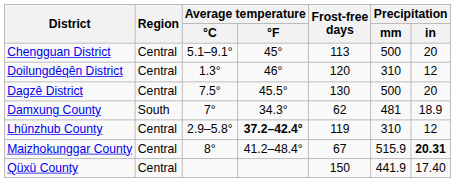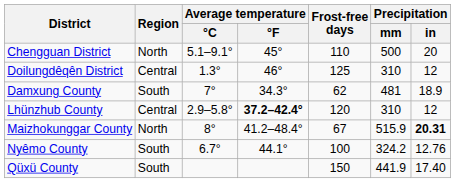(157, 52) Central -> (153, 52) North
(340, 52) 113 -> (340, 52) 110
(340, 71) 120 -> (340, 71) 125
- row: (45, 91)
(340, 129) 119 -> (340, 110) 120
(157, 149) Central -> (153, 129) North
+ row: (47, 149)
(157, 168) Central -> (154, 168) South
